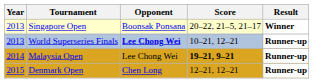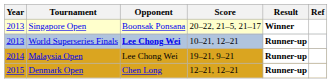+ column: (318, 12)
(212, 56) bold -> (212, 56) normal
